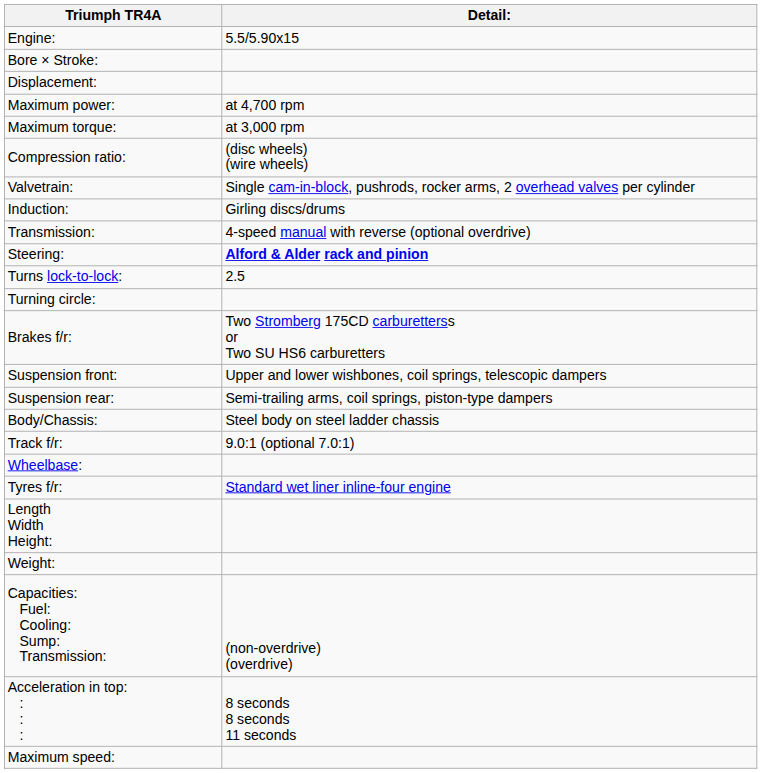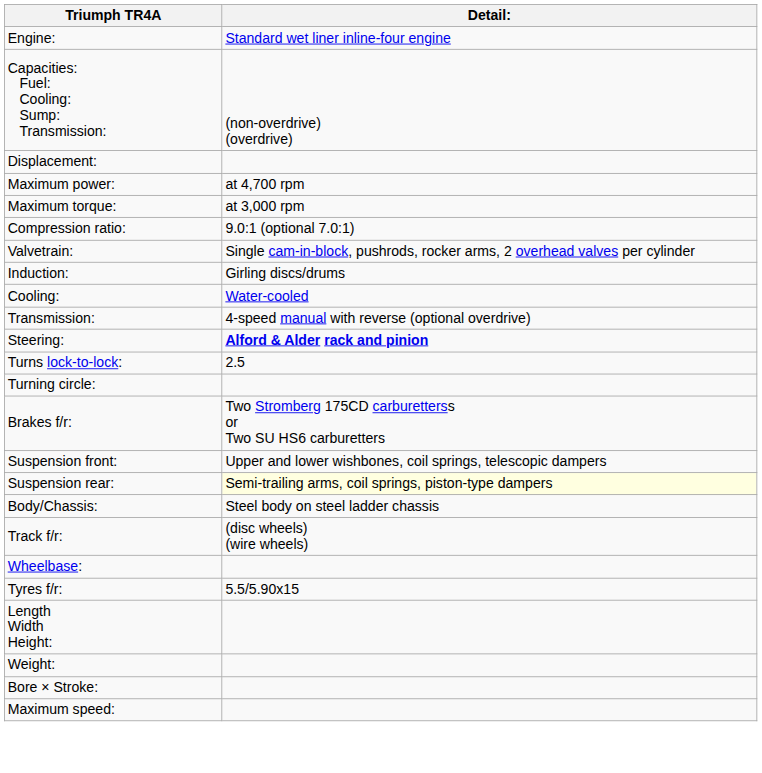(262, 37) 5.5/5.90x15 -> (338, 37) Standard wet liner inline-four engine
rows swapped: (53, 60) <-> (57, 625)
(267, 157) (disc wheels) (wire wheels) -> (290, 228) 9.0:1 (optional 7.0:1)
+ row: (35, 295)
(389, 398) no background -> (389, 483) lightyellow background
(290, 442) 9.0:1 (optional 7.0:1) -> (267, 536) (disc wheels) (wire wheels)
(338, 487) Standard wet liner inline-four engine -> (262, 588) 5.5/5.90x15
- row: (70, 711)
